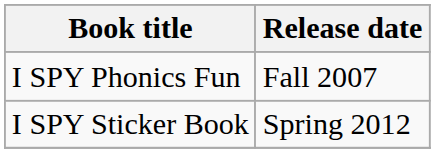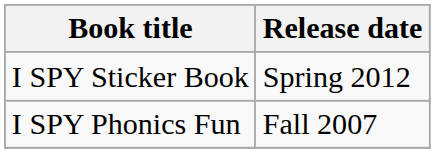rows swapped: (126, 76) <-> (130, 123)
